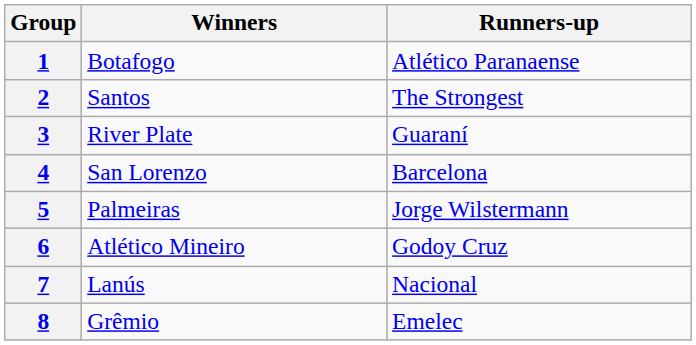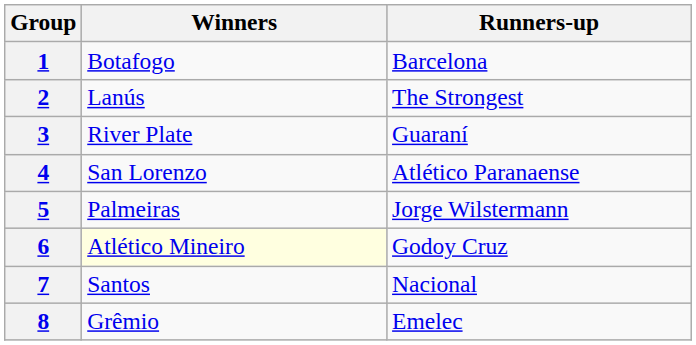(486, 60) Atlético Paranaense -> (440, 60) Barcelona
(119, 97) Santos -> (116, 97) Lanús
(440, 172) Barcelona -> (486, 172) Atlético Paranaense
(166, 246) no background -> (166, 246) lightyellow background
(116, 284) Lanús -> (119, 284) Santos
